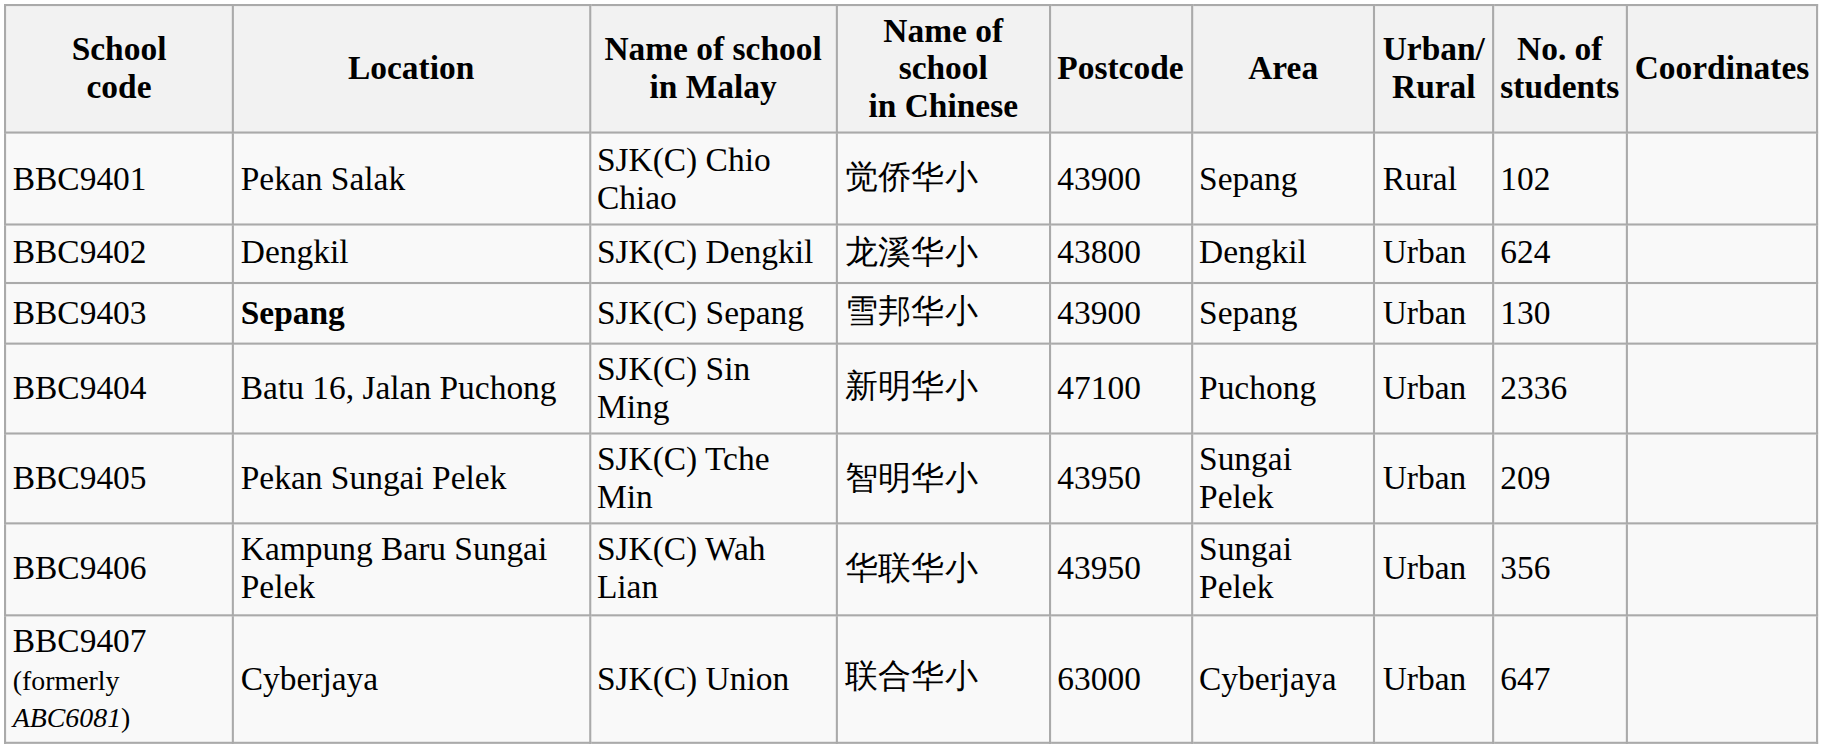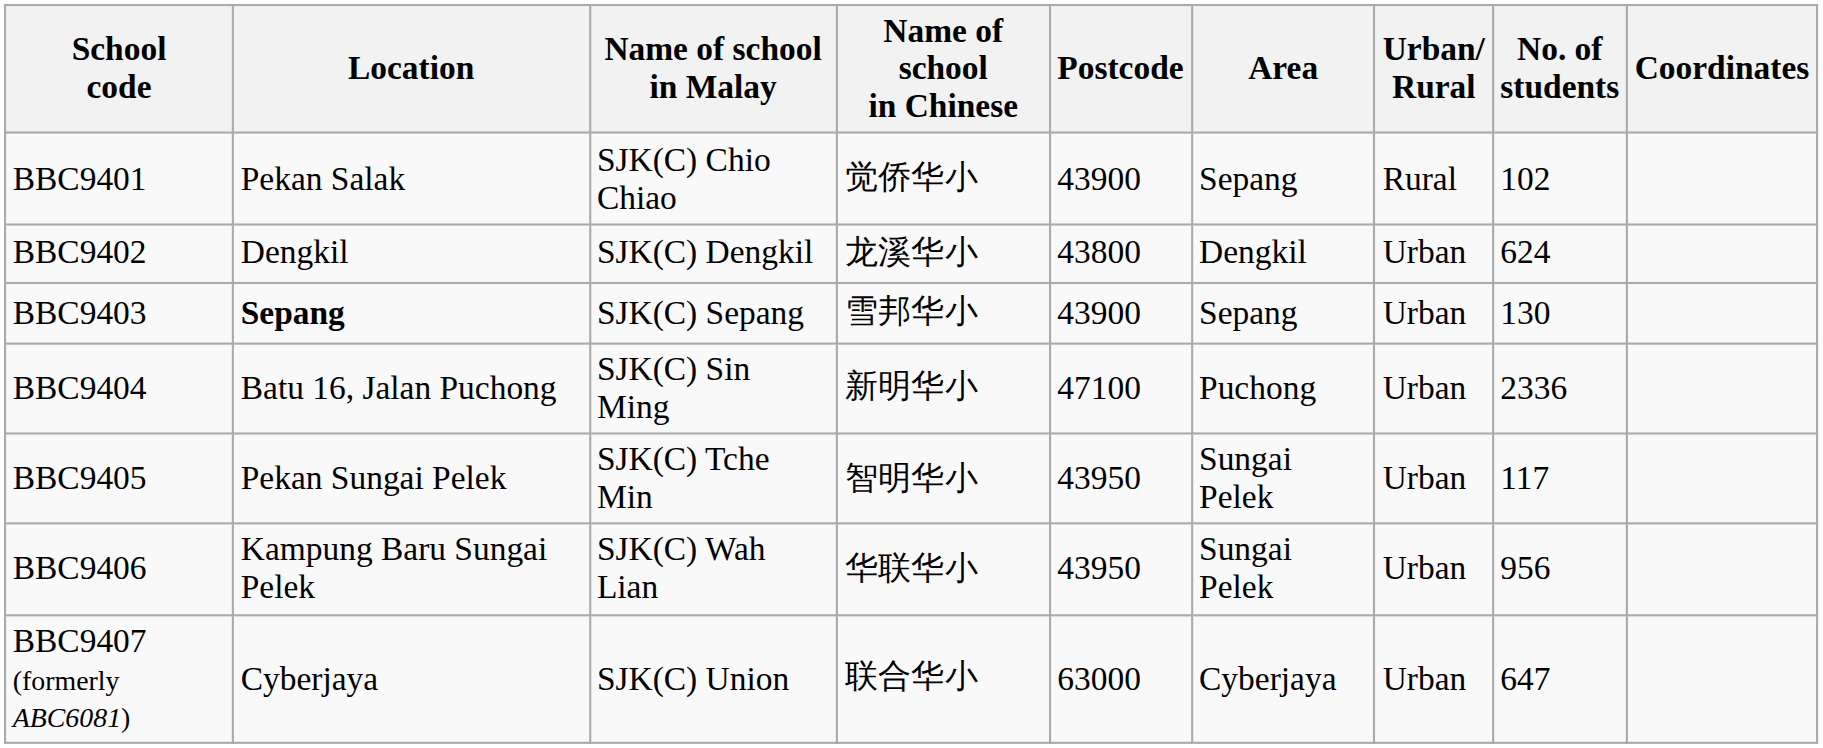(1525, 478) 209 -> (1525, 478) 117
(1525, 568) 356 -> (1525, 568) 956
